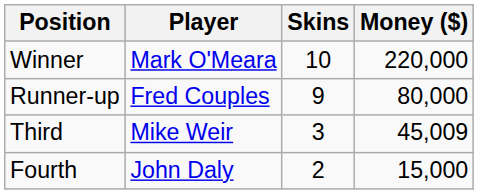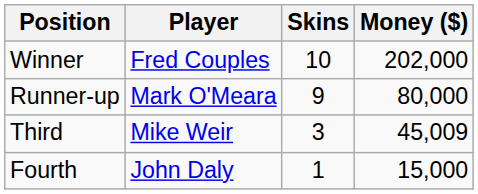(204, 59) Mark O'Meara -> (200, 59) Fred Couples
(426, 59) 220,000 -> (426, 59) 202,000
(200, 96) Fred Couples -> (204, 96) Mark O'Meara
(318, 170) 2 -> (318, 170) 1
